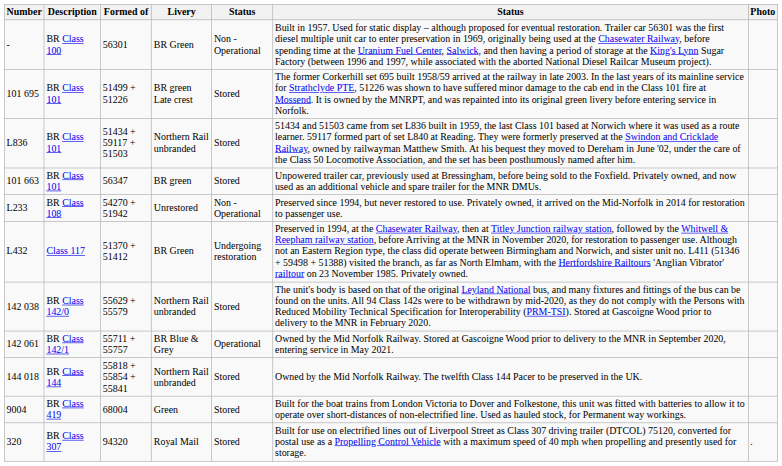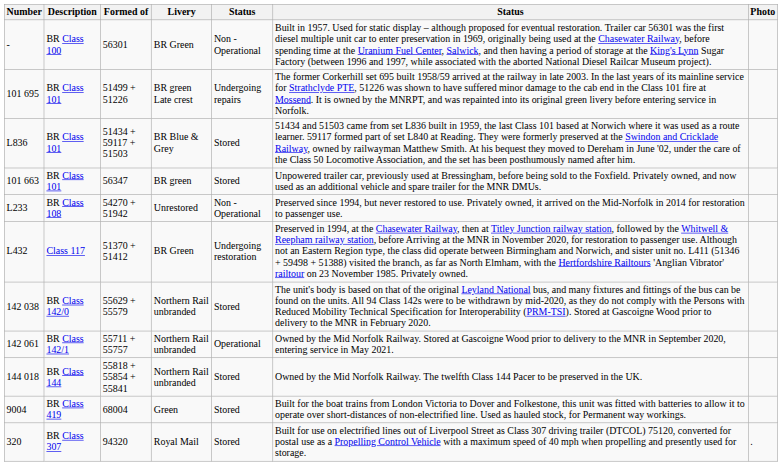(227, 94) Stored -> (238, 94) Undergoing repairs
(181, 143) Northern Rail unbranded -> (176, 143) BR Blue & Grey
(176, 344) BR Blue & Grey -> (181, 344) Northern Rail unbranded
